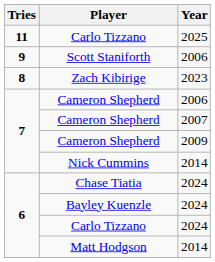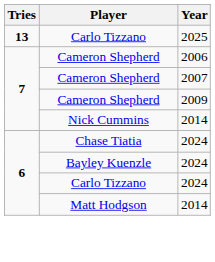(22, 36) 11 -> (22, 36) 13
- row: (109, 57)
- row: (109, 78)
